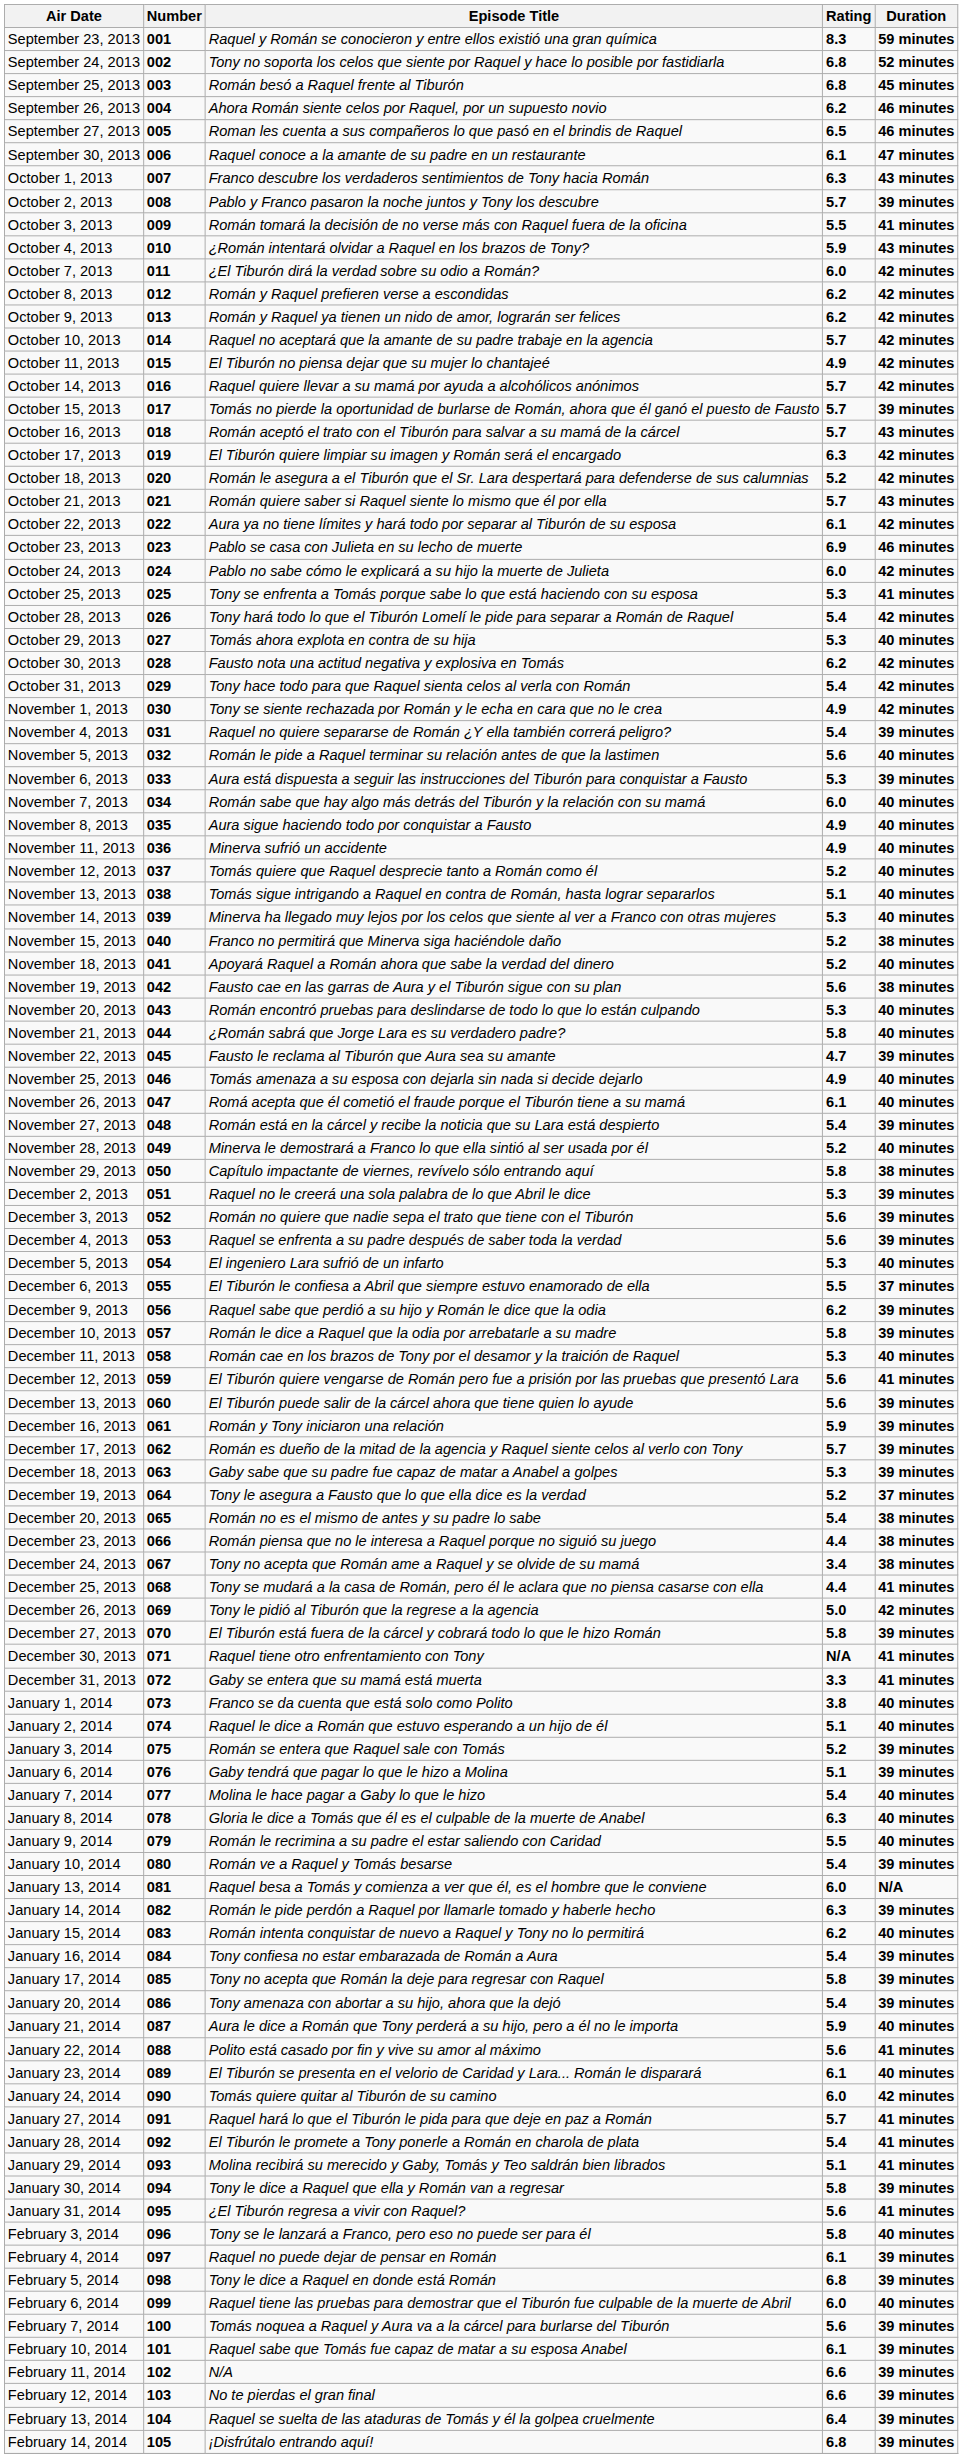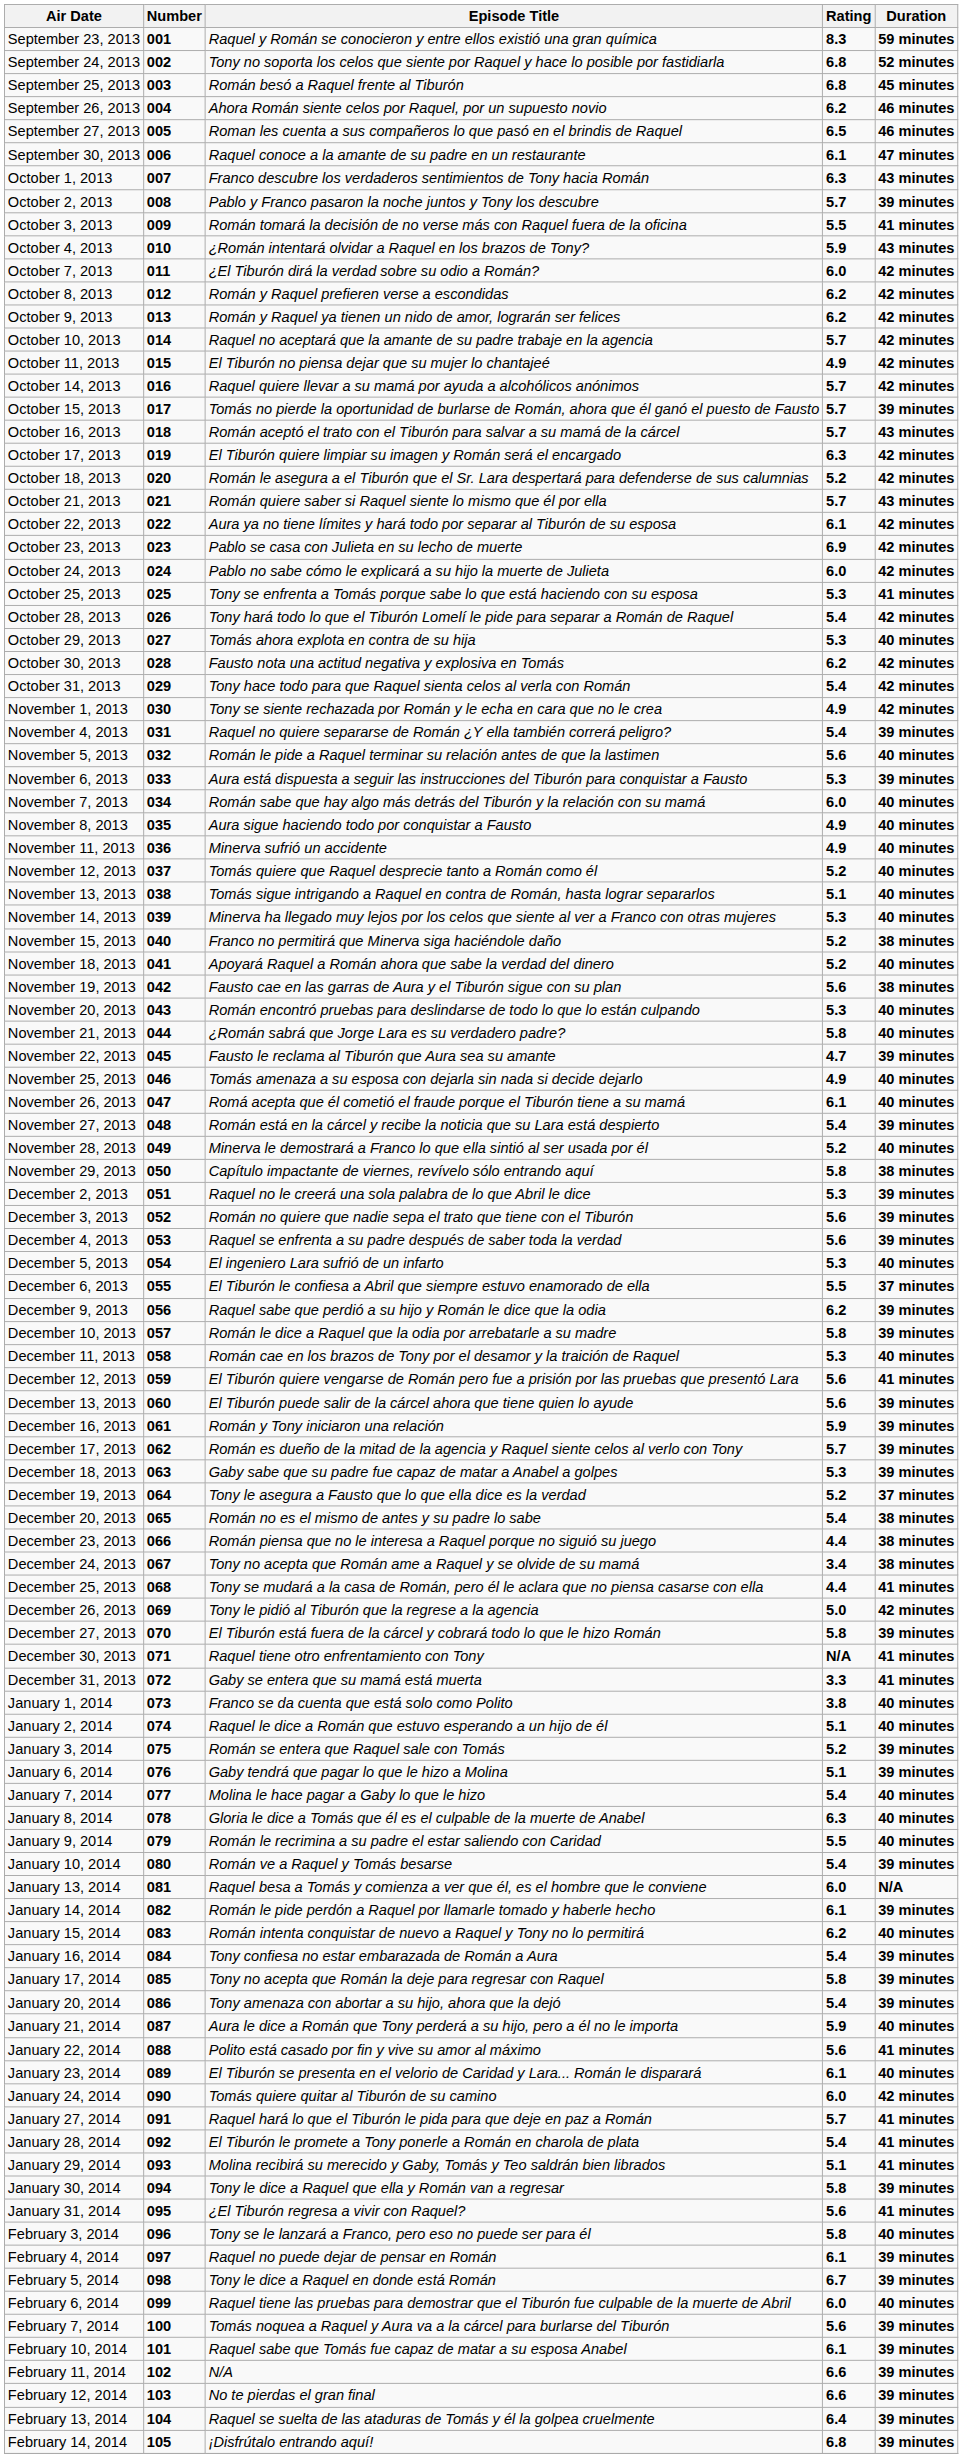(916, 548) 46 minutes -> (916, 548) 42 minutes
(836, 1910) 6.3 -> (836, 1910) 6.1
(836, 2280) 6.8 -> (836, 2280) 6.7
